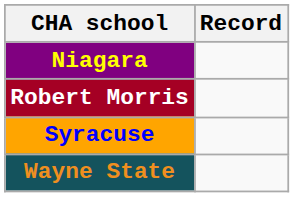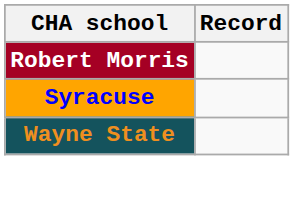- row: (100, 61)
